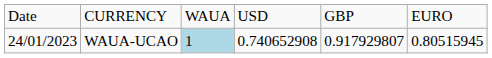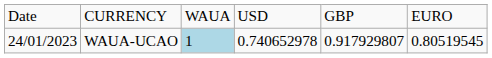(277, 40) 0.740652908 -> (277, 40) 0.740652978
(447, 40) 0.80515945 -> (447, 40) 0.80519545
